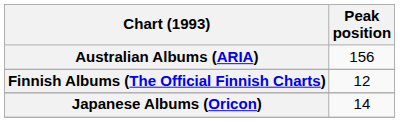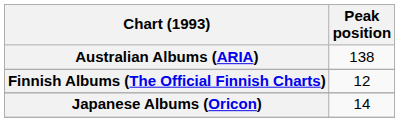(362, 57) 156 -> (362, 57) 138
